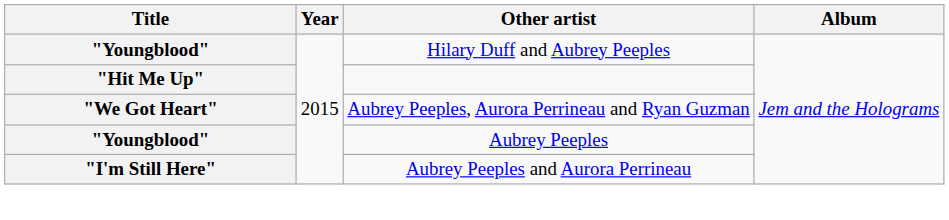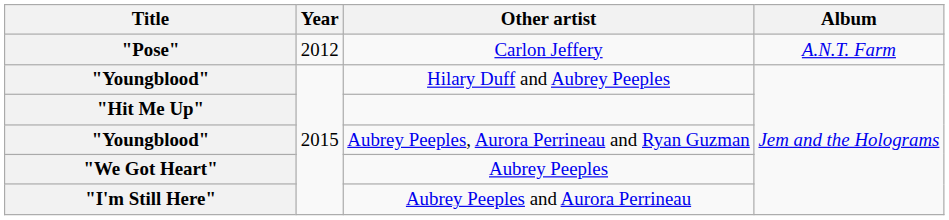+ row: (549, 49)
(151, 109) "We Got Heart" -> (151, 139) "Youngblood"
(151, 139) "Youngblood" -> (151, 169) "We Got Heart"
